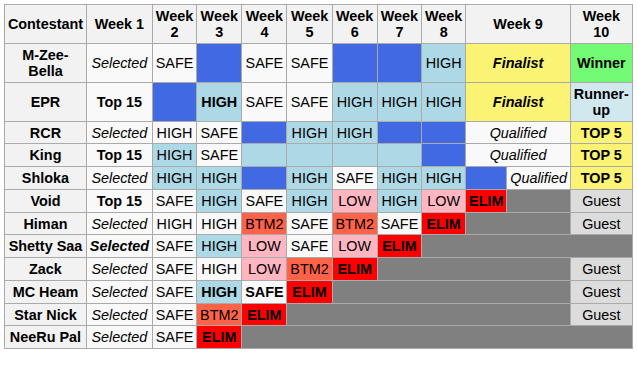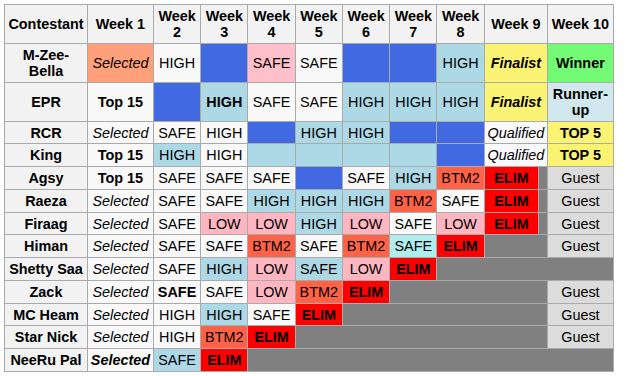(119, 63) no background -> (120, 63) lightsalmon background
(175, 63) SAFE -> (177, 63) HIGH
(264, 63) no background -> (272, 63) pink background
(175, 133) HIGH -> (177, 133) SAFE
(219, 133) SAFE -> (224, 133) HIGH
(219, 155) SAFE -> (224, 155) HIGH
- row: (45, 178)
+ row: (46, 178)
- row: (45, 201)
+ row: (46, 201)
+ row: (46, 224)
(175, 224) HIGH -> (177, 246) SAFE
(219, 224) HIGH -> (224, 246) SAFE
(399, 224) no background -> (413, 246) paleturquoise background
(119, 246) bold -> (120, 269) normal
(310, 246) no background -> (319, 269) lightblue background
(175, 269) normal -> (177, 292) bold
(219, 269) HIGH -> (224, 292) SAFE
(175, 292) SAFE -> (177, 315) HIGH
(219, 292) bold -> (224, 315) normal
(264, 292) bold -> (272, 315) normal
(175, 315) SAFE -> (177, 337) HIGH
(119, 337) normal -> (120, 360) bold
(175, 337) no background -> (177, 360) lightblue background
